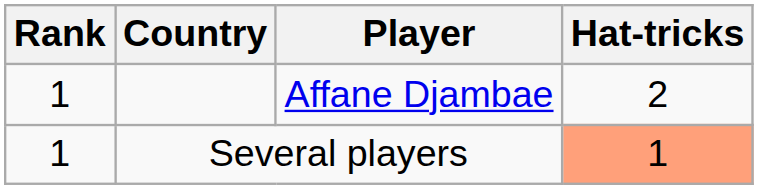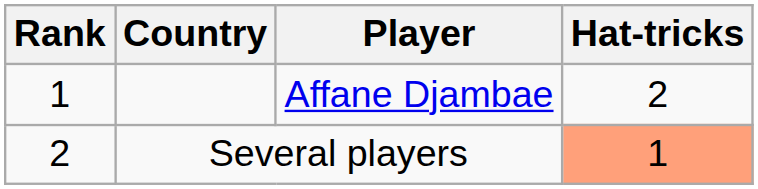(60, 153) 1 -> (60, 153) 2
